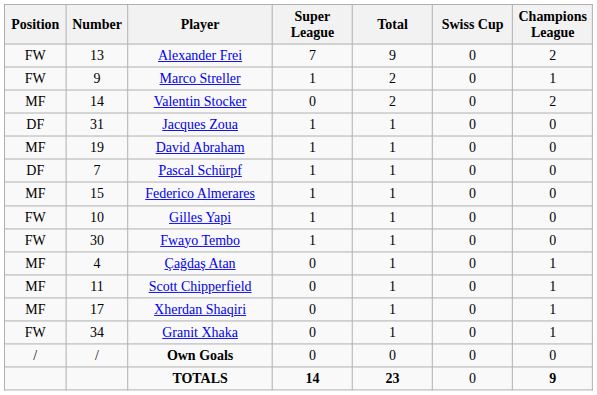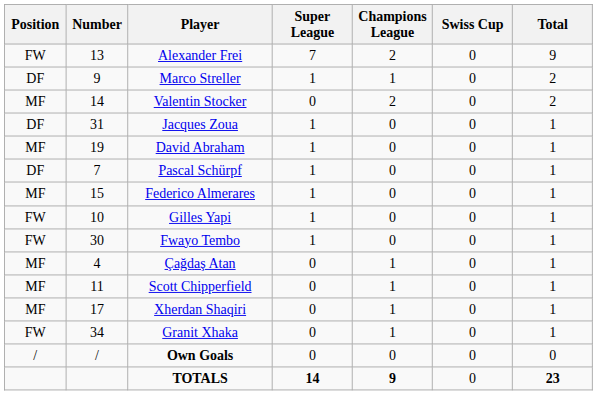columns swapped: (553, 24) <-> (392, 24)
(35, 78) FW -> (35, 78) DF
